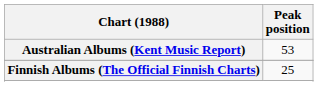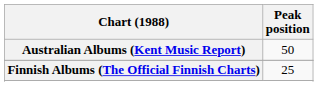(288, 49) 53 -> (288, 49) 50
